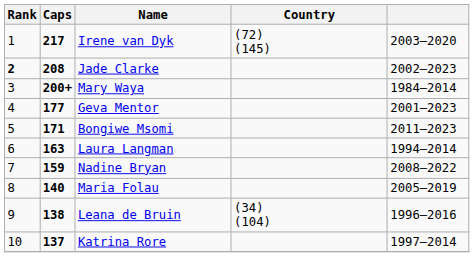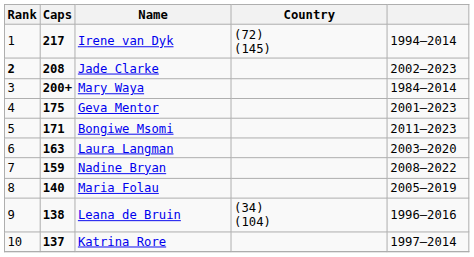(423, 41) 2003–2020 -> (423, 41) 1994–2014
(54, 108) 177 -> (54, 108) 175
(423, 148) 1994–2014 -> (423, 148) 2003–2020
